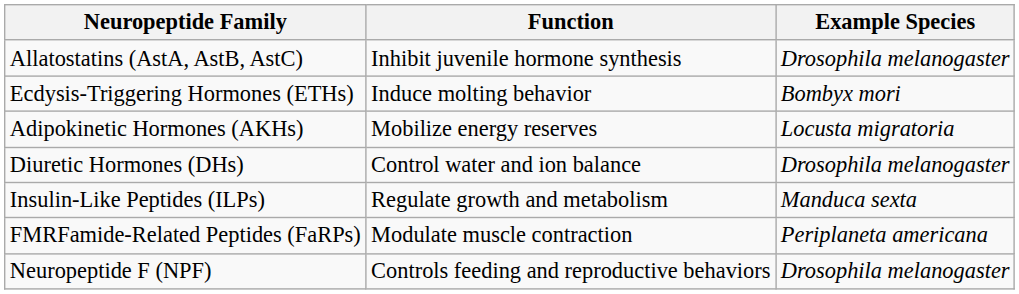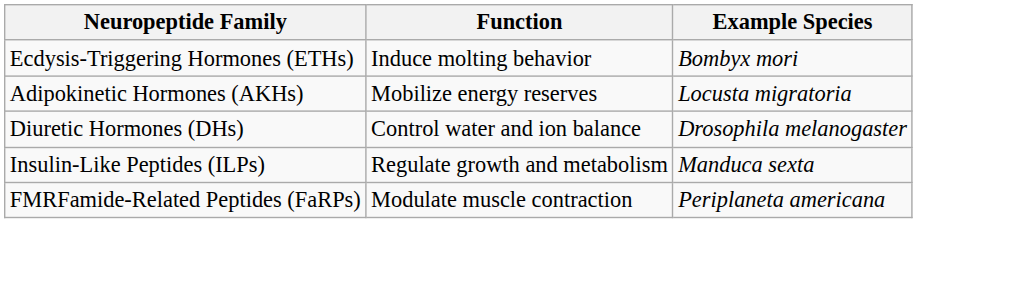- row: (156, 57)
- row: (111, 270)
